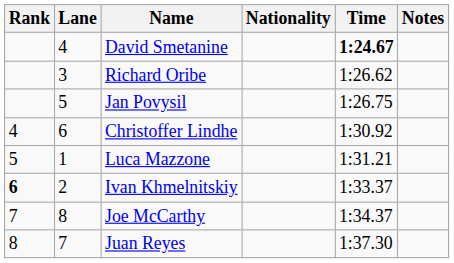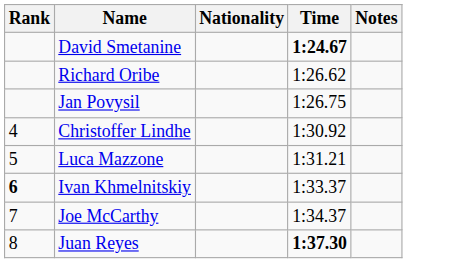- column: (78, 18)
(366, 243) normal -> (320, 243) bold
